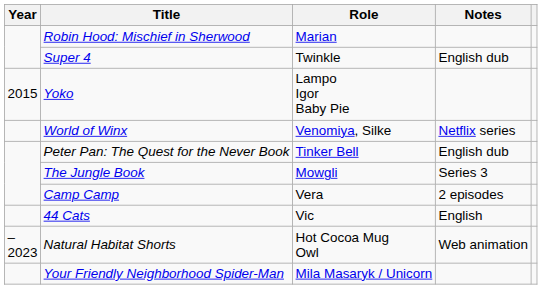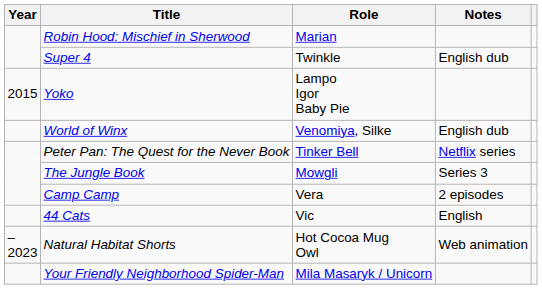(477, 130) Netflix series -> (474, 130) English dub
(474, 151) English dub -> (477, 151) Netflix series
